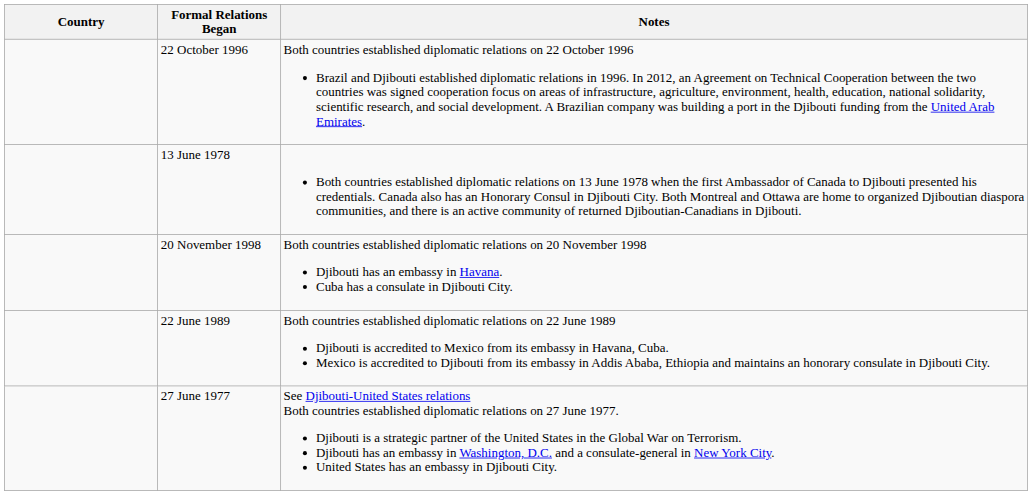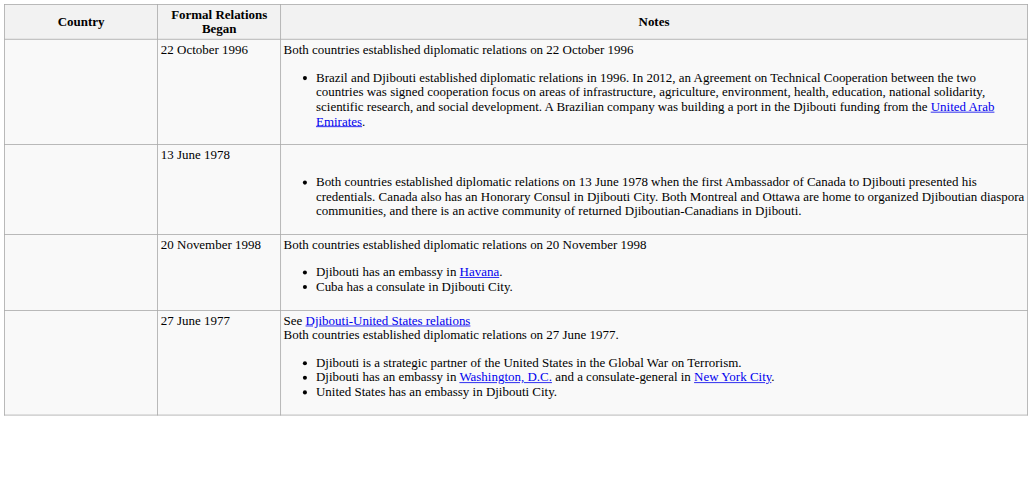- row: (195, 320)
